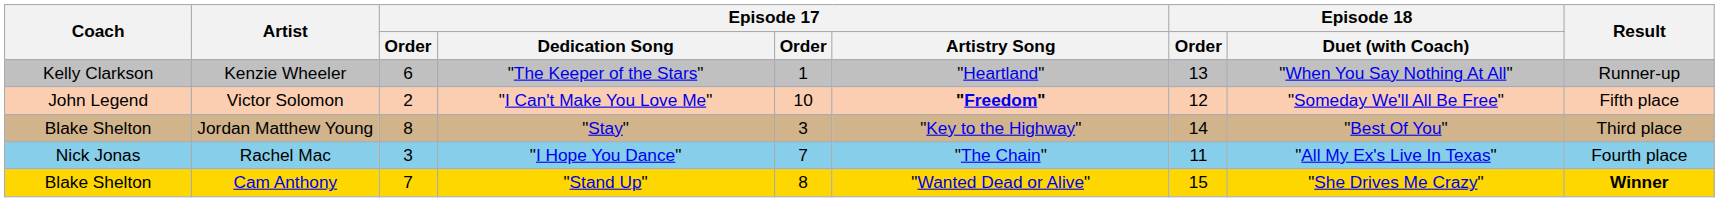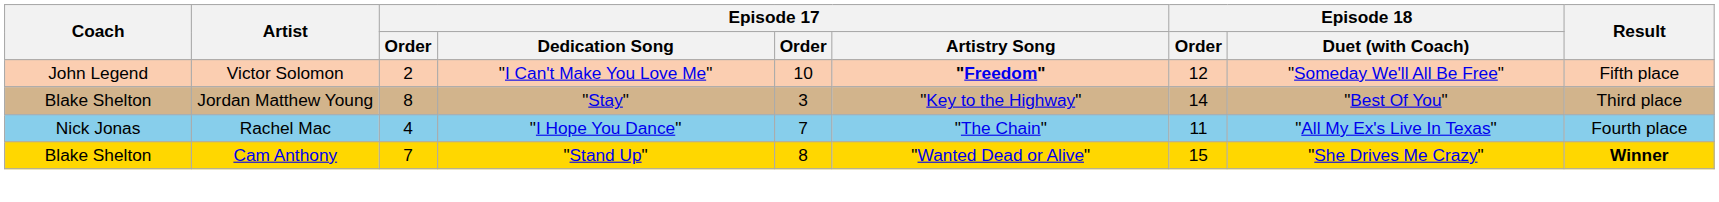- row: (285, 73)
(408, 155) 3 -> (408, 127) 4
